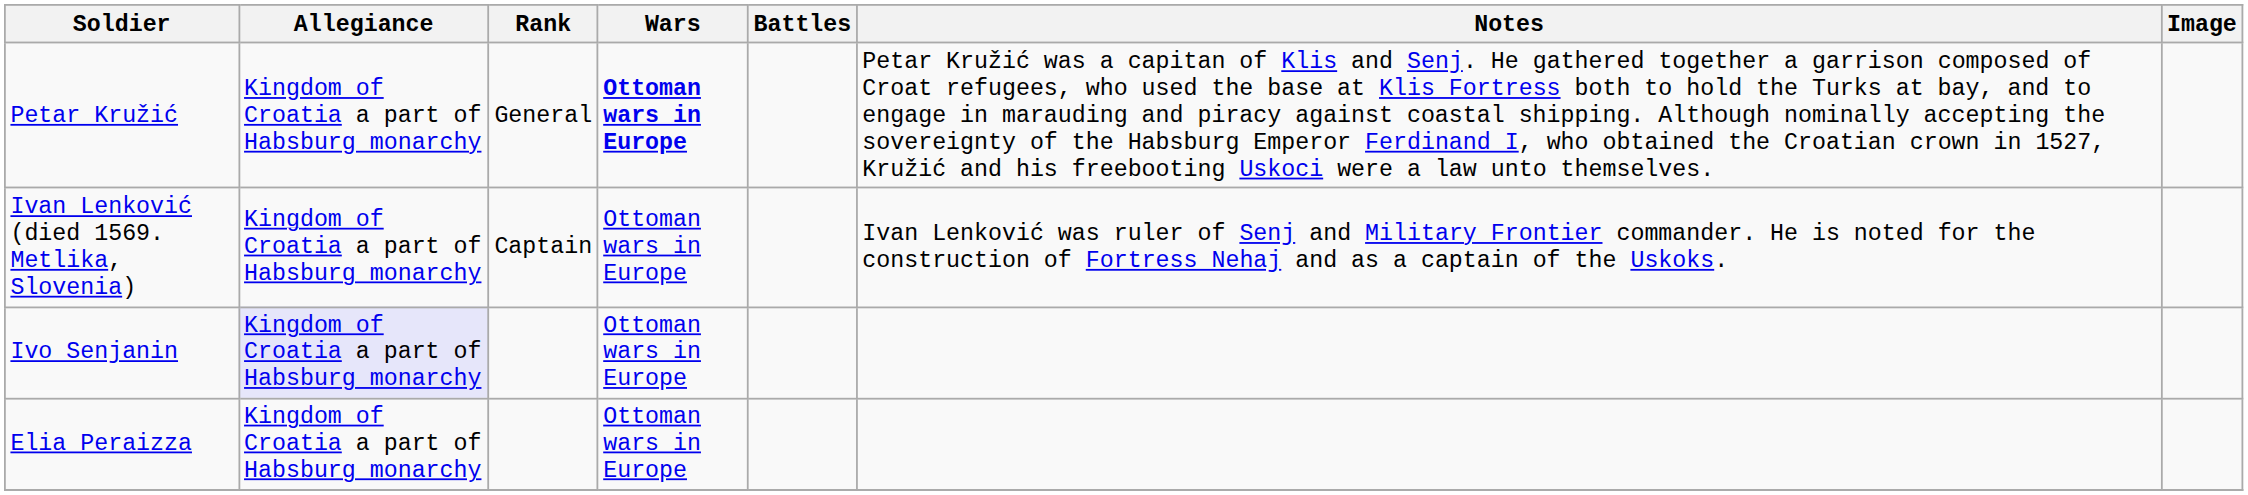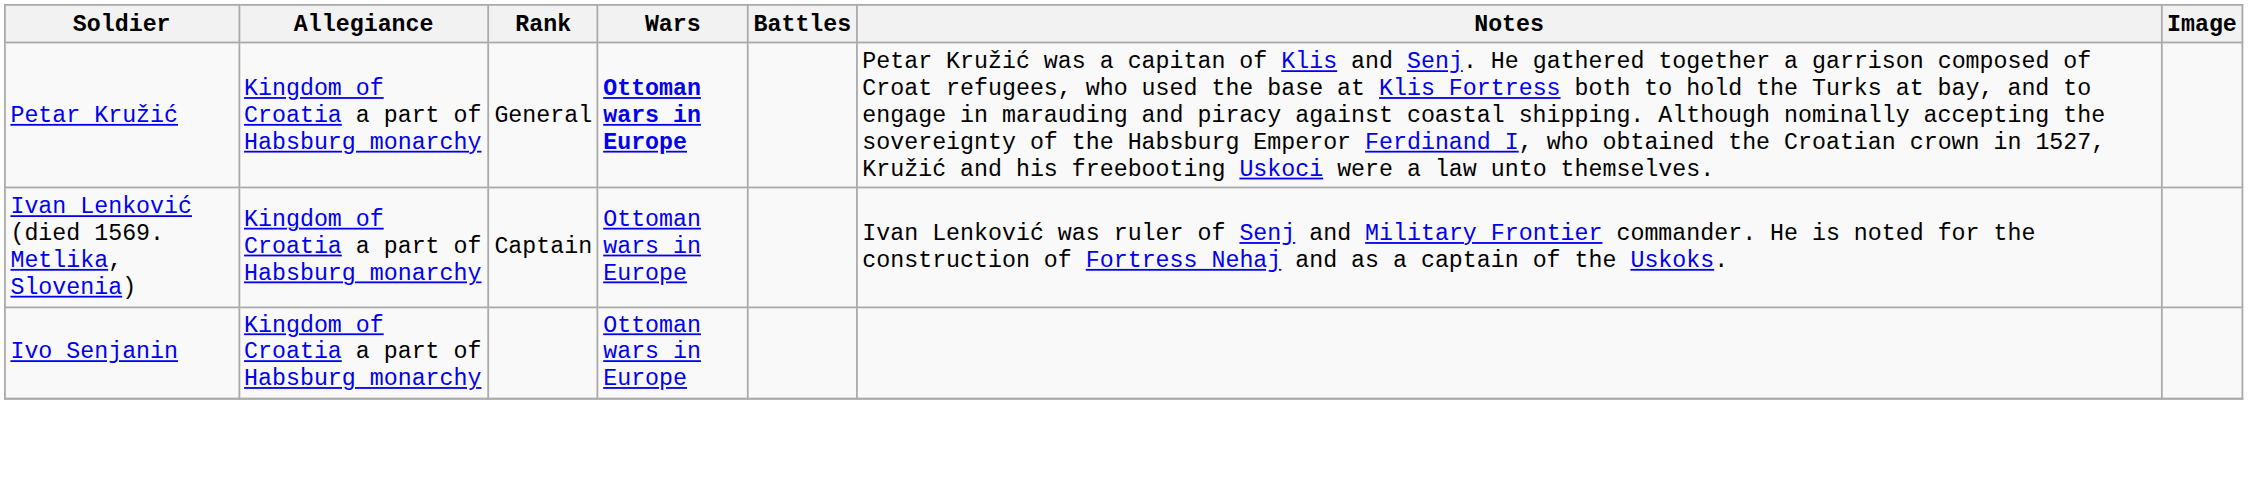(363, 352) lavender background -> (363, 352) no background
- row: (101, 444)
